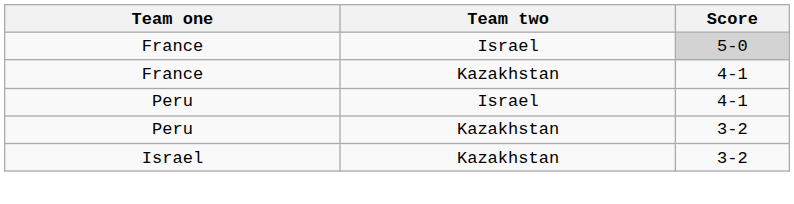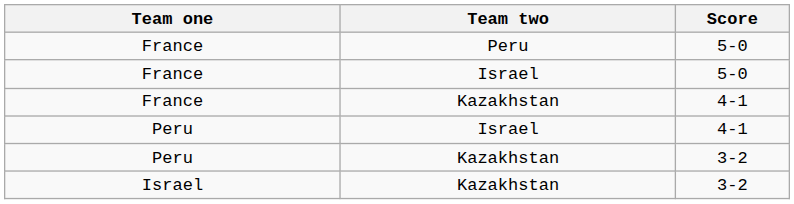+ row: (172, 46)
(732, 46) lightgrey background -> (732, 74) no background
